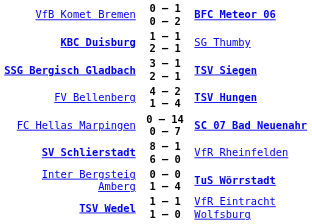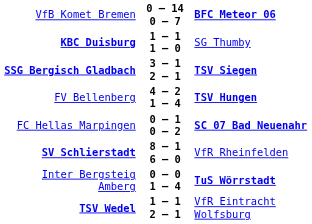(165, 15) 0 – 1 0 – 2 -> (165, 15) 0 – 14 0 – 7
(165, 42) 1 – 1 2 – 1 -> (165, 42) 1 – 1 1 – 0
(165, 125) 0 – 14 0 – 7 -> (165, 125) 0 – 1 0 – 2
(165, 208) 1 – 1 1 – 0 -> (165, 208) 1 – 1 2 – 1
